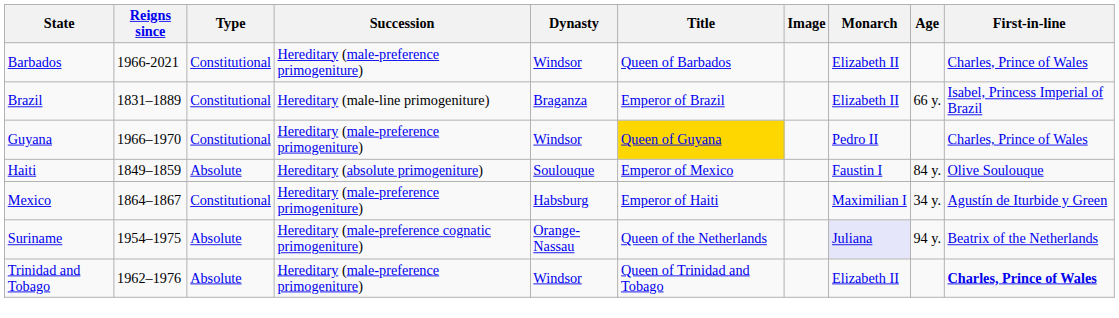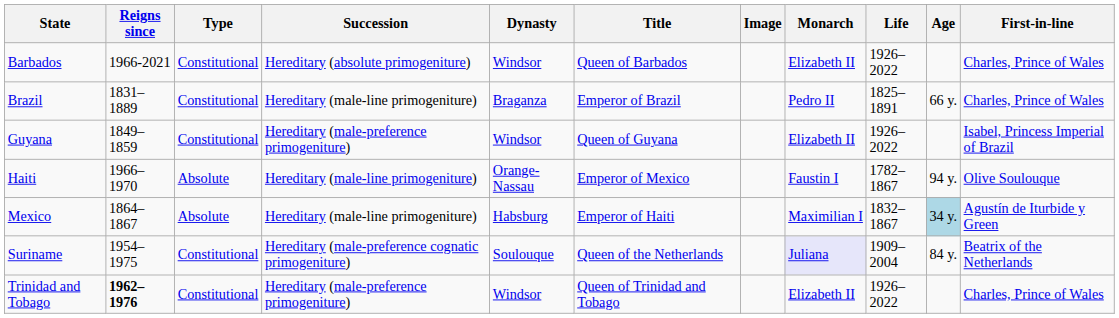+ column: (896, 23)
(358, 62) Hereditary (male-preference primogeniture) -> (368, 62) Hereditary (absolute primogeniture)
(865, 101) Elizabeth II -> (811, 101) Pedro II
(1025, 101) Isabel, Princess Imperial of Brazil -> (1034, 101) Charles, Prince of Wales
(149, 139) 1966–1970 -> (127, 139) 1849–1859
(671, 139) gold background -> (627, 139) no background
(855, 139) Pedro II -> (822, 139) Elizabeth II
(1018, 139) Charles, Prince of Wales -> (1034, 139) Isabel, Princess Imperial of Brazil
(149, 170) 1849–1859 -> (127, 178) 1966–1970
(380, 170) Hereditary (absolute primogeniture) -> (371, 178) Hereditary (male-line primogeniture)
(564, 170) Soulouque -> (516, 178) Orange-Nassau
(927, 170) 84 y. -> (943, 178) 94 y.
(231, 200) Constitutional -> (203, 216) Absolute
(358, 200) Hereditary (male-preference primogeniture) -> (371, 216) Hereditary (male-line primogeniture)
(927, 200) no background -> (943, 216) lightblue background
(216, 239) Absolute -> (218, 255) Constitutional
(557, 239) Orange-Nassau -> (523, 255) Soulouque
(927, 239) 94 y. -> (943, 255) 84 y.
(149, 278) normal -> (127, 294) bold
(216, 278) Absolute -> (218, 294) Constitutional
(1022, 278) bold -> (1034, 294) normal
